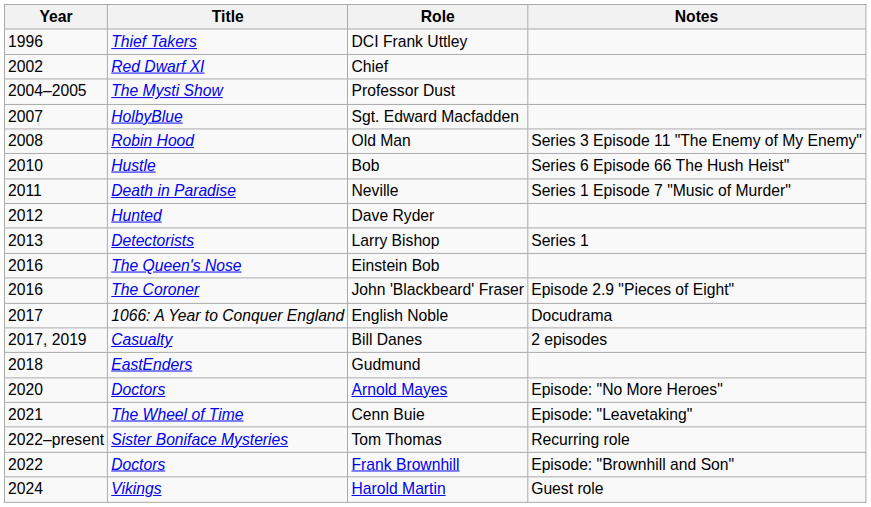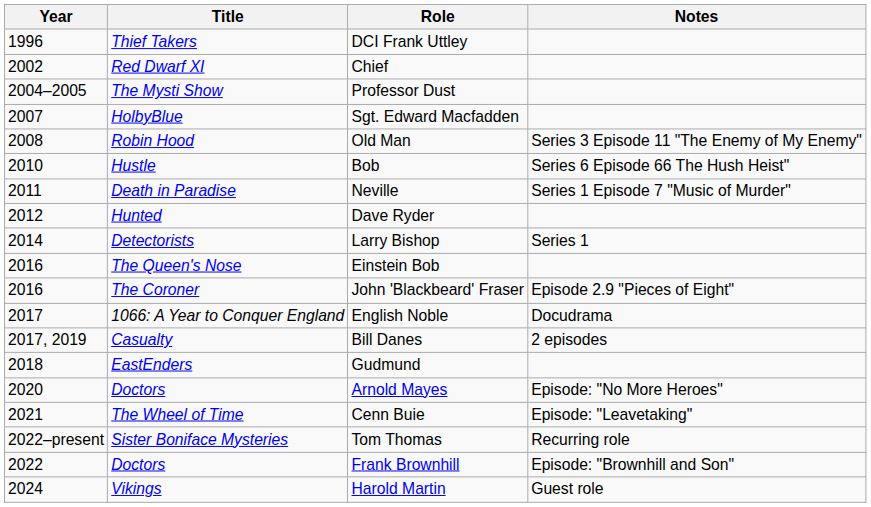(26, 240) 2013 -> (26, 240) 2014
